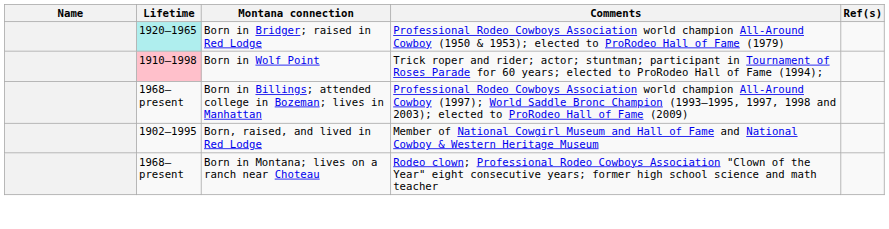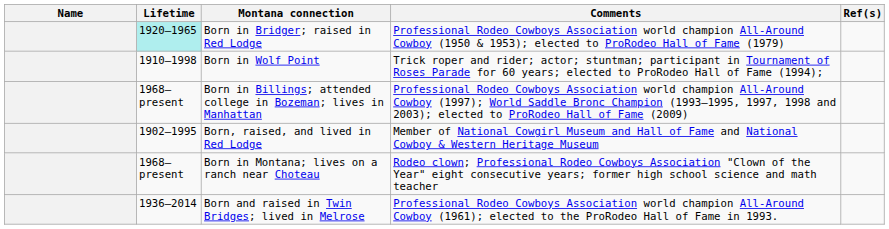(168, 60) pink background -> (168, 60) no background
+ row: (284, 210)
